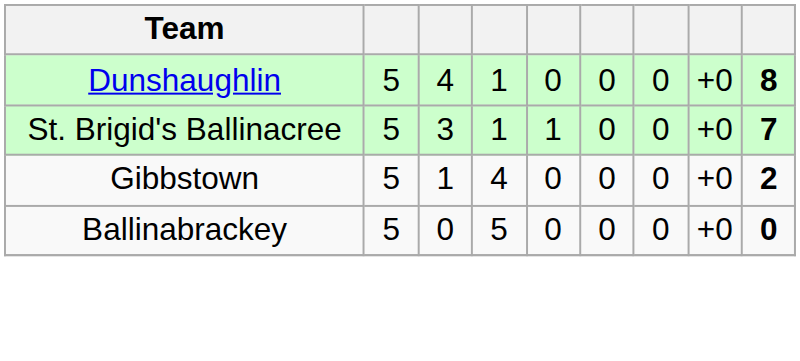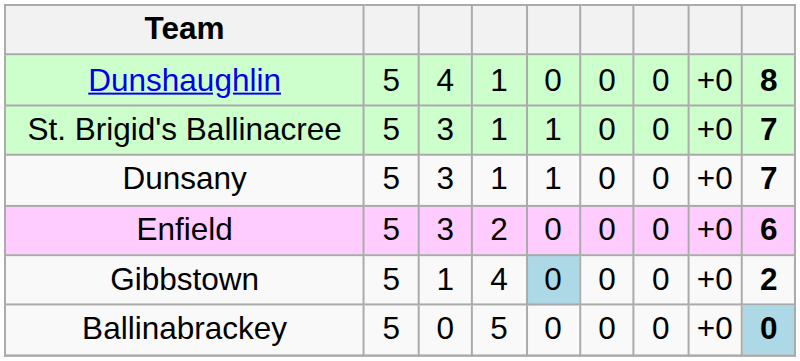+ row: (185, 179)
+ row: (185, 229)
(553, 179) no background -> (553, 279) lightblue background
(769, 229) no background -> (769, 329) lightblue background
